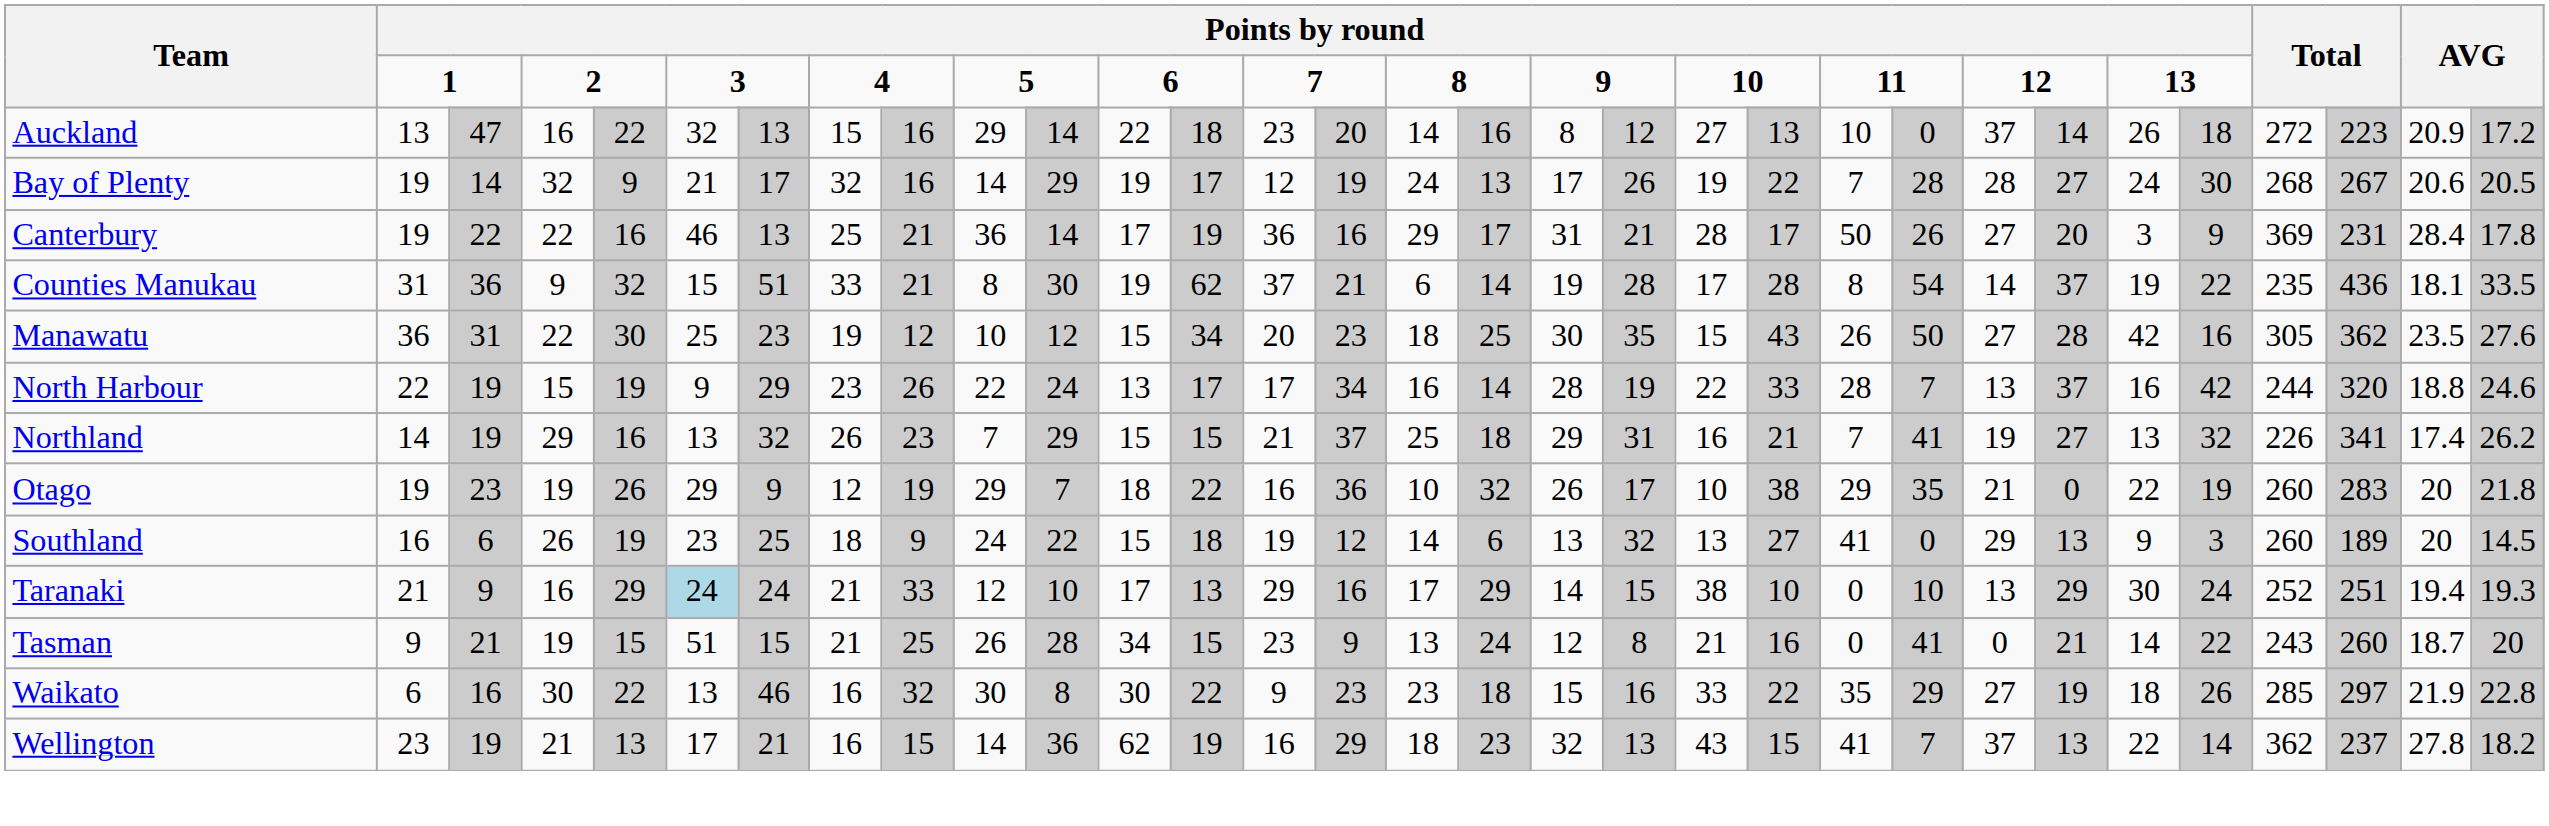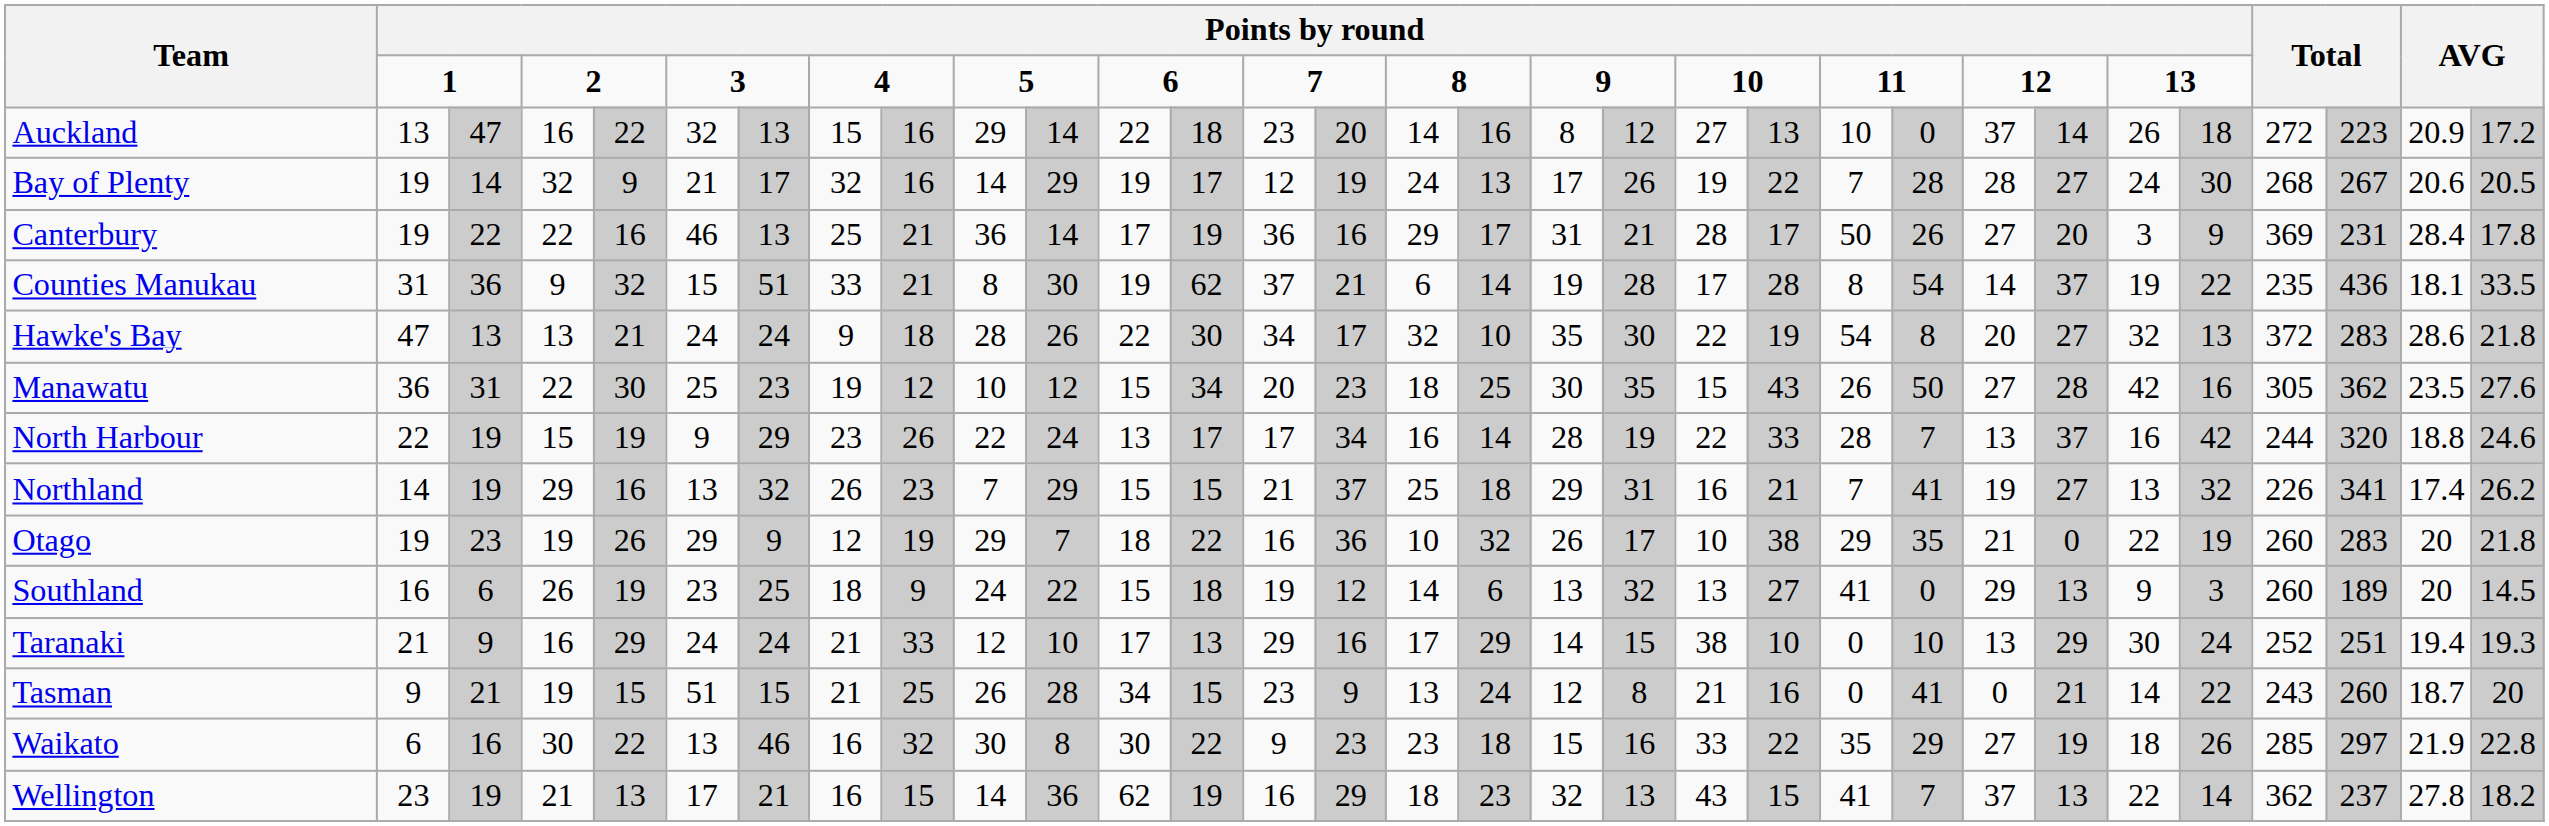+ row: (97, 336)
(702, 591) lightblue background -> (702, 642) no background
